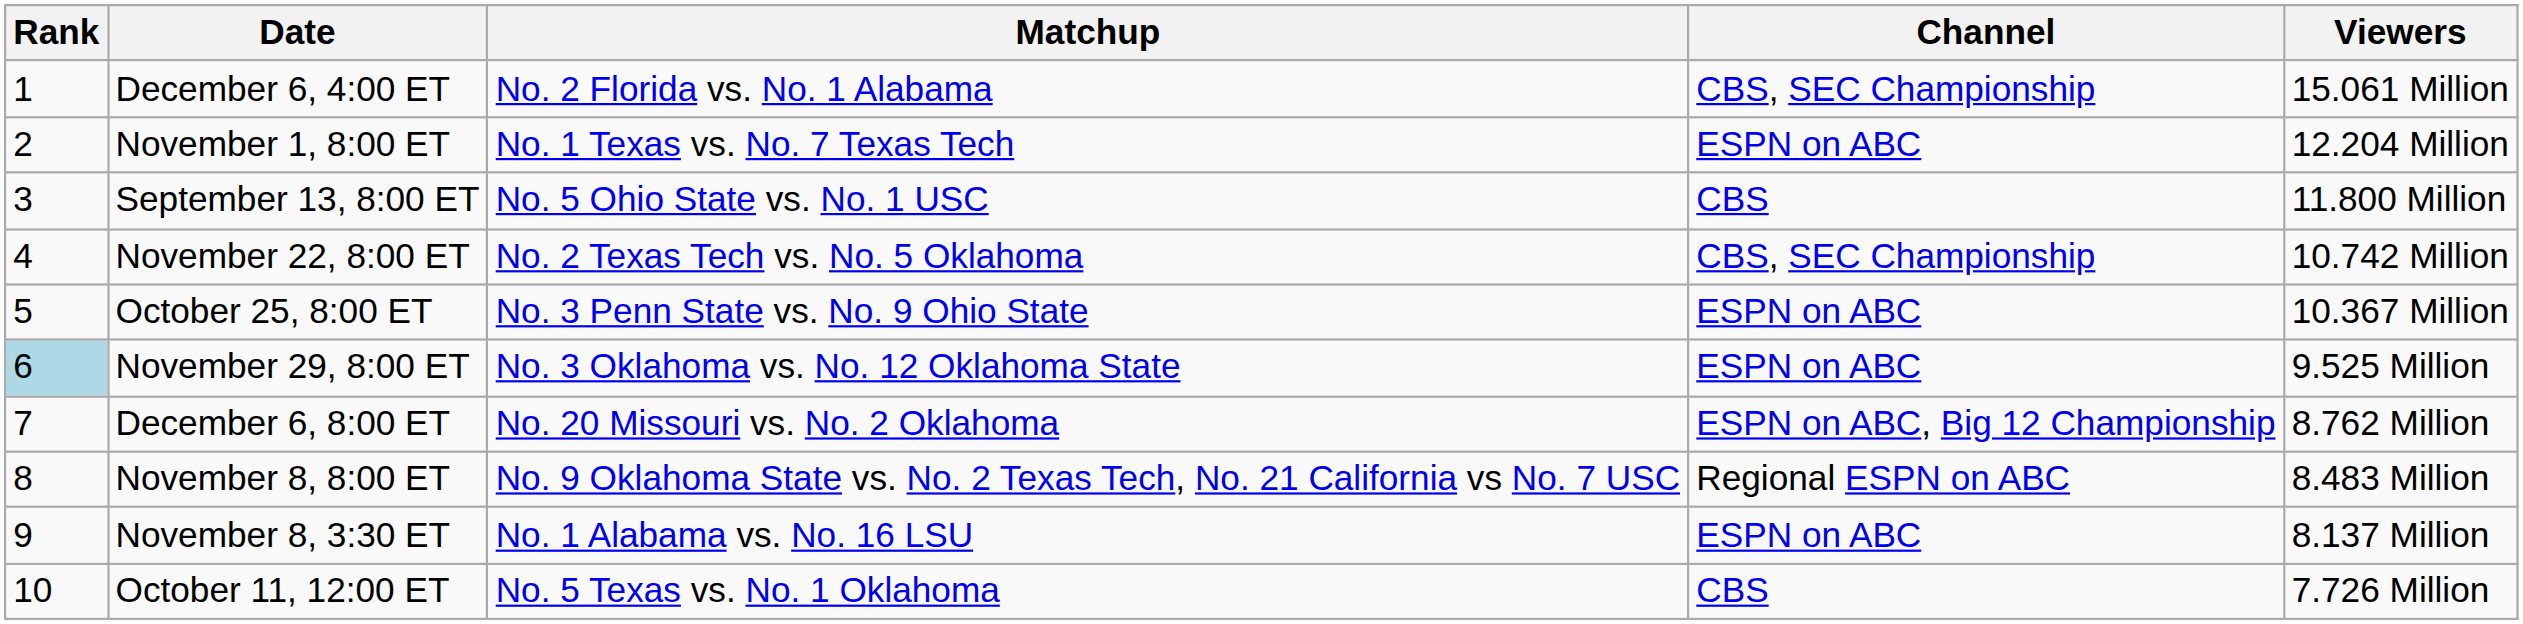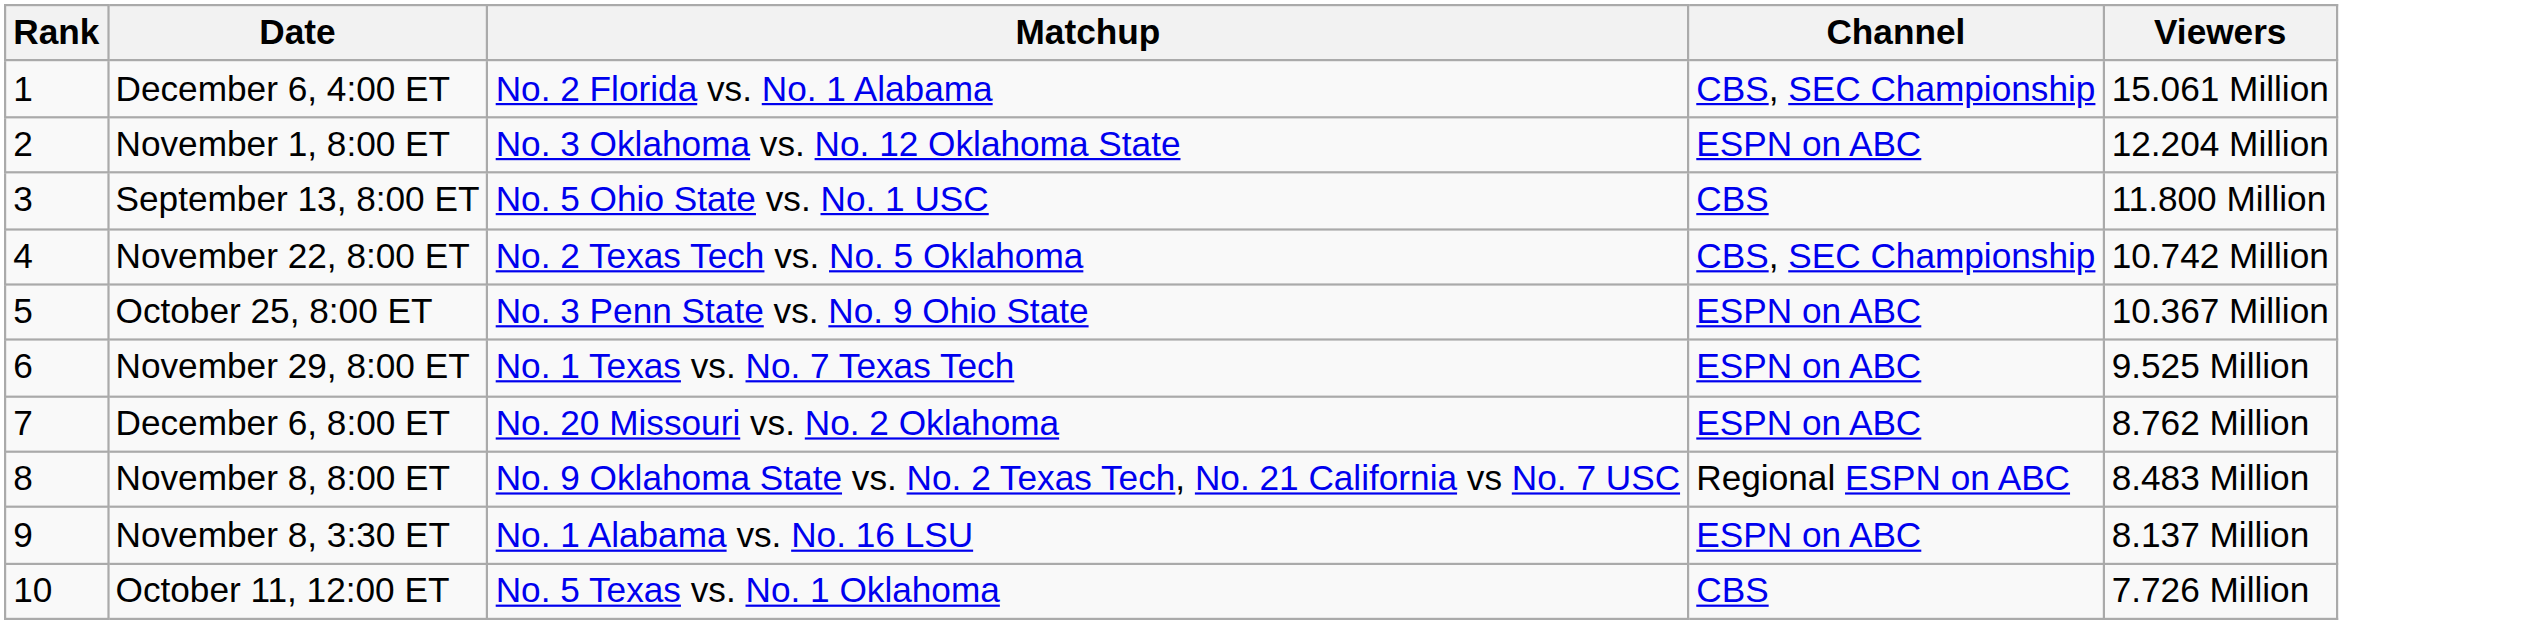(755, 144) No. 1 Texas vs. No. 7 Texas Tech -> (838, 144) No. 3 Oklahoma vs. No. 12 Oklahoma State
(23, 367) lightblue background -> (23, 367) no background
(838, 367) No. 3 Oklahoma vs. No. 12 Oklahoma State -> (755, 367) No. 1 Texas vs. No. 7 Texas Tech
(1986, 423) ESPN on ABC, Big 12 Championship -> (1809, 423) ESPN on ABC
